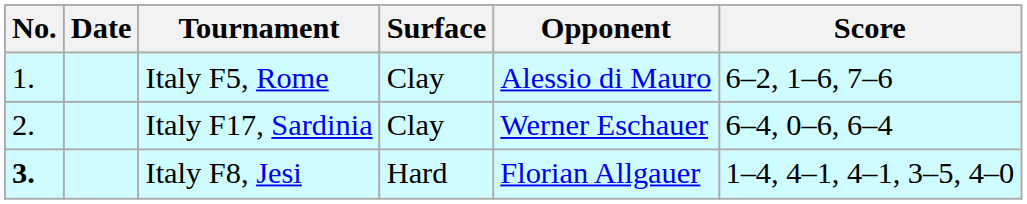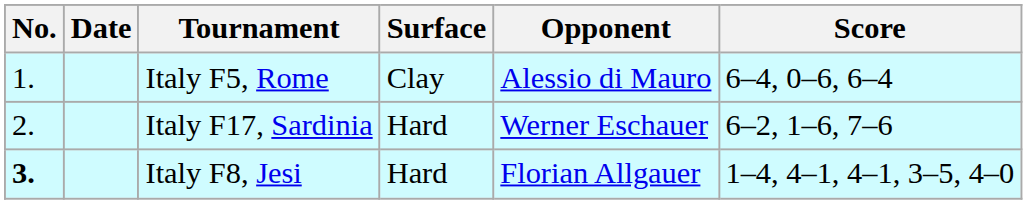(809, 76) 6–2, 1–6, 7–6 -> (809, 76) 6–4, 0–6, 6–4
(415, 125) Clay -> (417, 125) Hard
(809, 125) 6–4, 0–6, 6–4 -> (809, 125) 6–2, 1–6, 7–6
